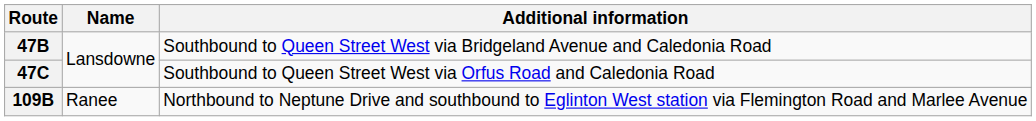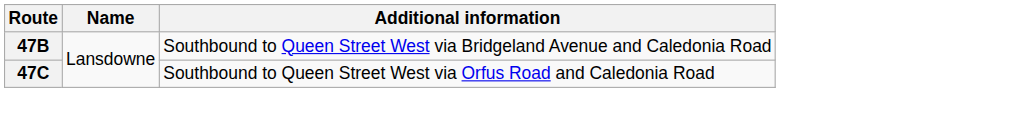- row: (33, 101)
